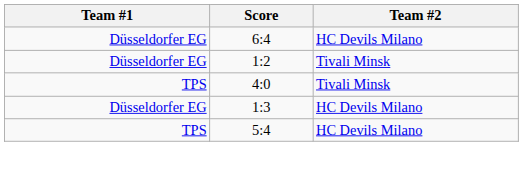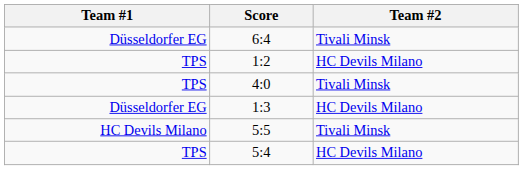(369, 38) HC Devils Milano -> (353, 38) Tivali Minsk
(158, 61) Düsseldorfer EG -> (194, 61) TPS
(353, 61) Tivali Minsk -> (369, 61) HC Devils Milano
+ row: (261, 130)
